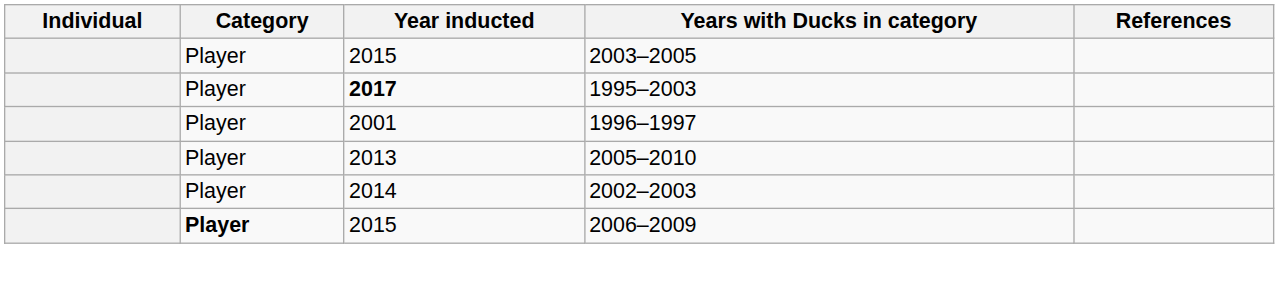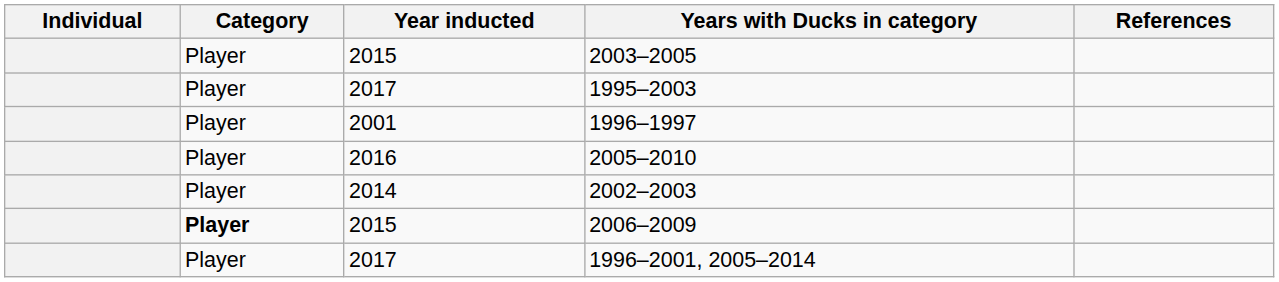(373, 89) bold -> (373, 89) normal
(373, 157) 2013 -> (373, 157) 2016
+ row: (702, 259)
